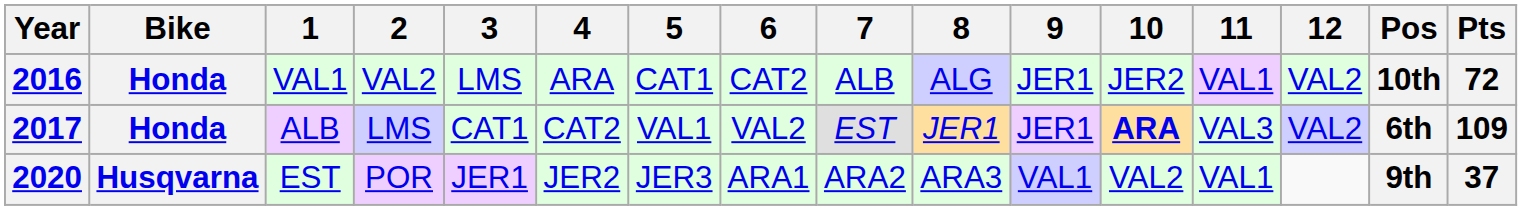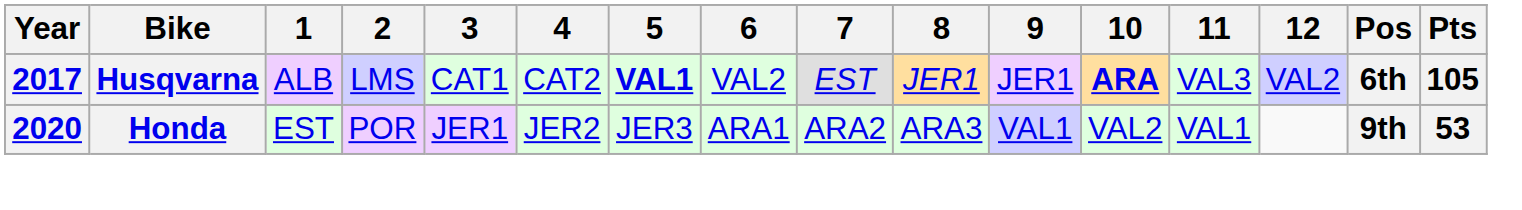- row: (47, 79)
(177, 128) Honda -> (177, 79) Husqvarna
(674, 128) normal -> (654, 79) bold
(1482, 128) 109 -> (1453, 79) 105
(177, 178) Husqvarna -> (177, 128) Honda
(1482, 178) 37 -> (1453, 128) 53
